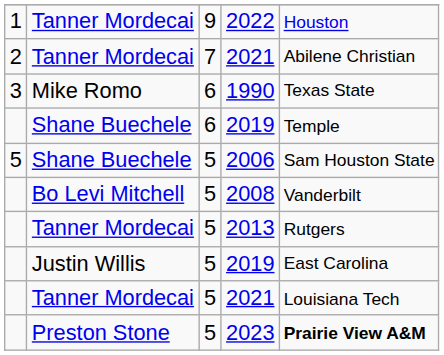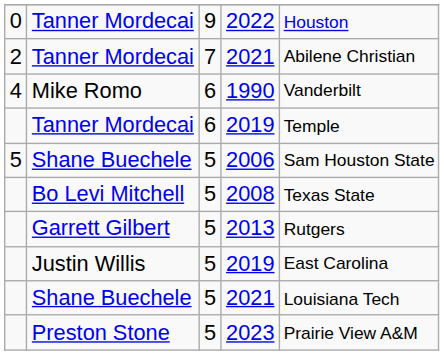(16, 21) 1 -> (16, 21) 0
(16, 90) 3 -> (16, 90) 4
(329, 91) Texas State -> (322, 91) Vanderbilt
(112, 125) Shane Buechele -> (113, 125) Tanner Mordecai
(322, 194) Vanderbilt -> (329, 194) Texas State
(113, 228) Tanner Mordecai -> (101, 228) Garrett Gilbert
(113, 297) Tanner Mordecai -> (112, 297) Shane Buechele
(355, 333) bold -> (351, 333) normal
